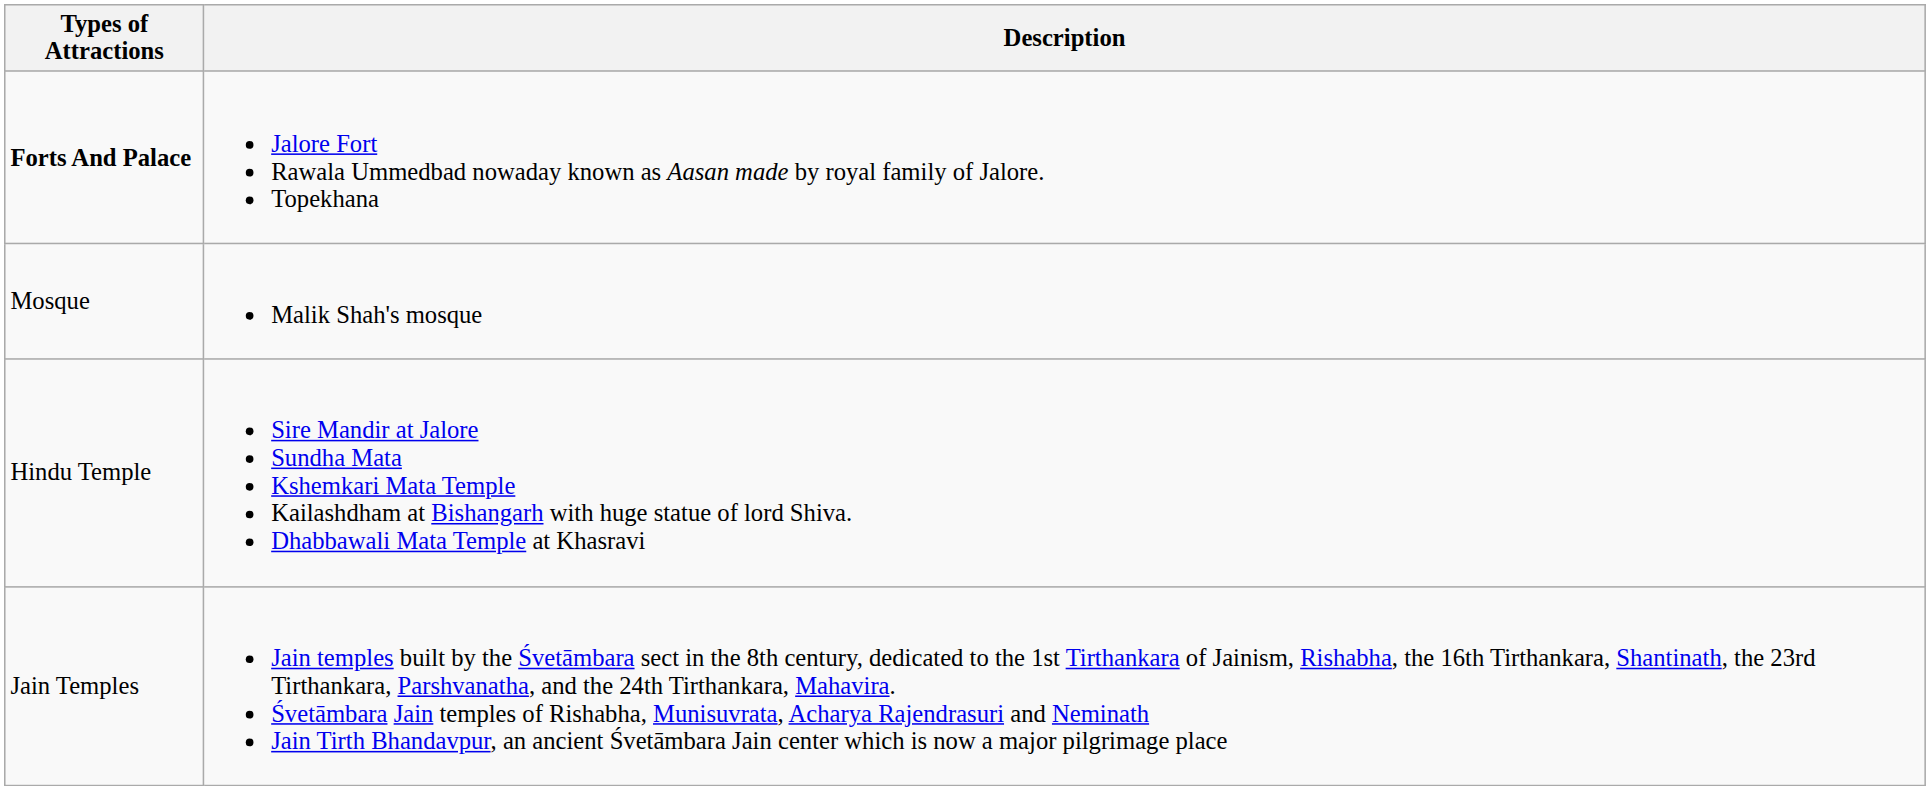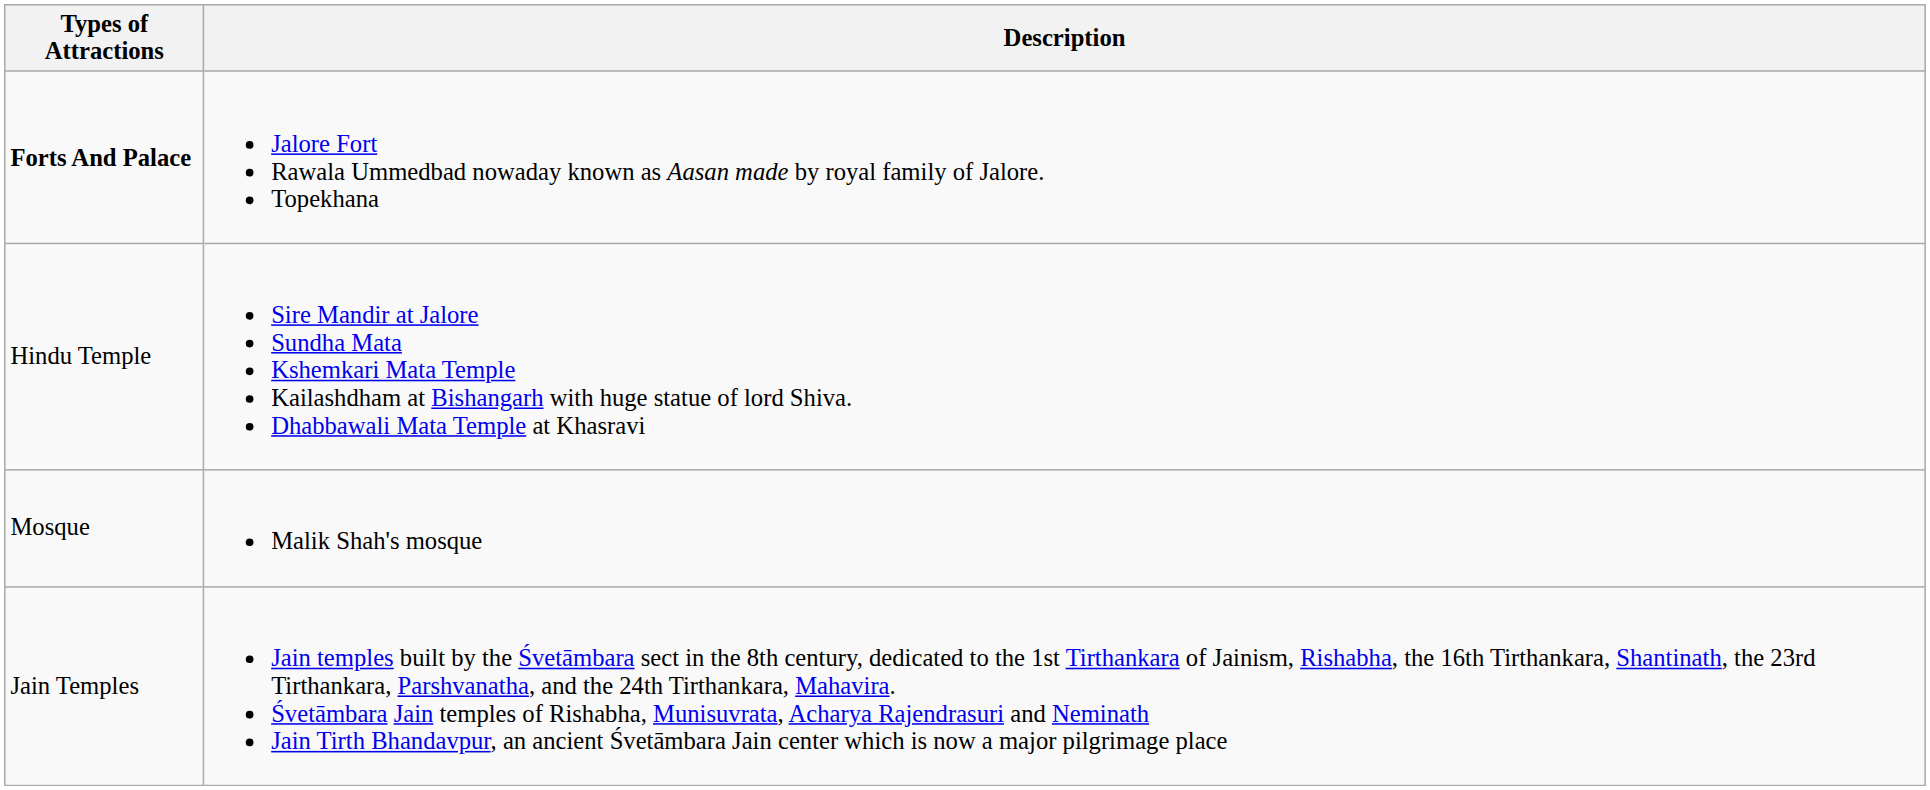rows swapped: (81, 472) <-> (50, 300)
